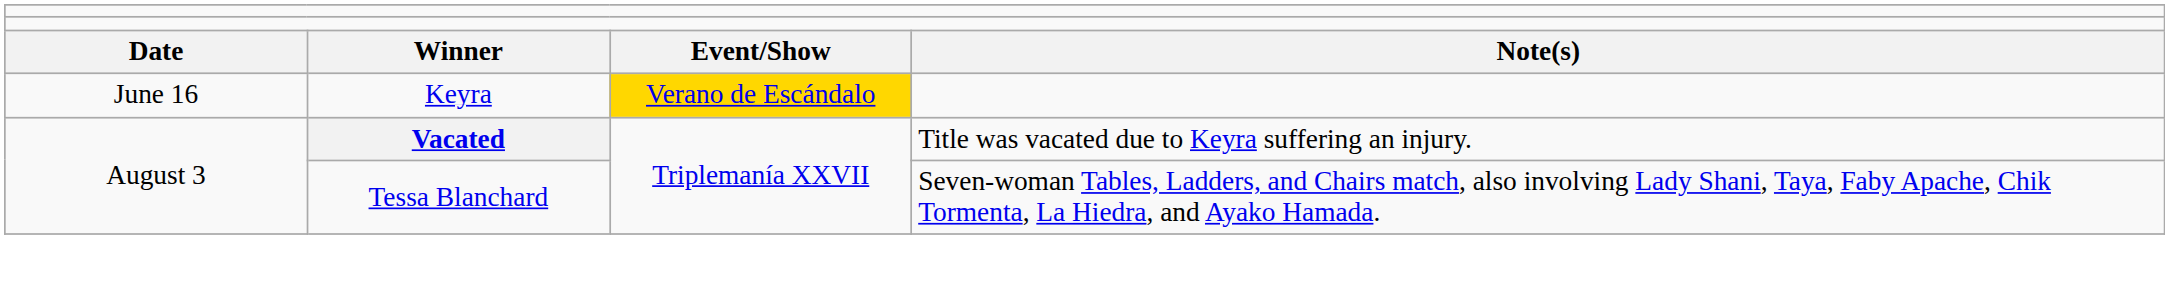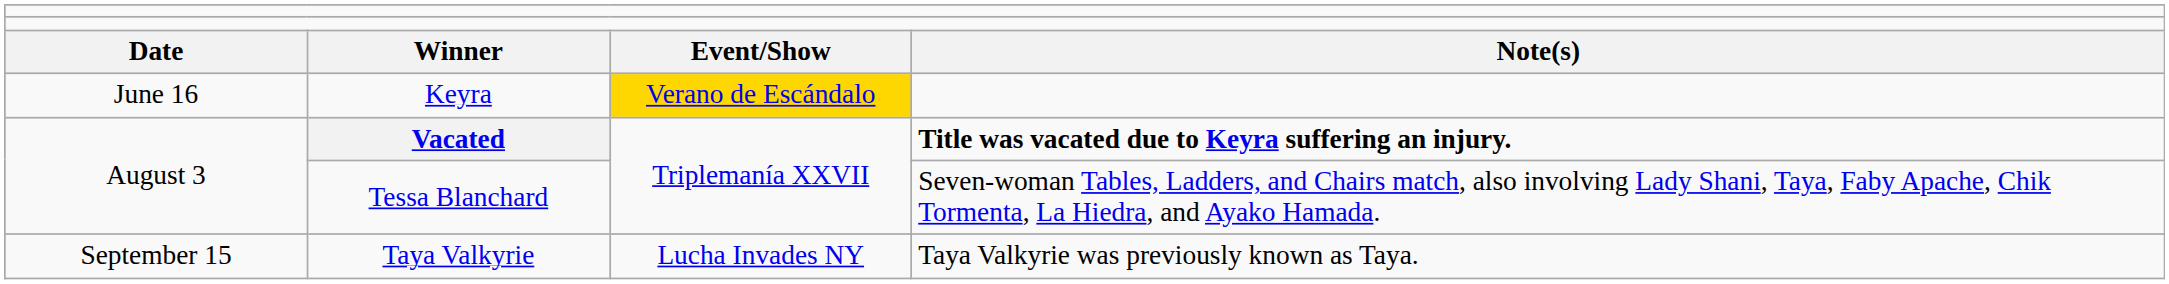(1195, 138) normal -> (1215, 138) bold
+ row: (156, 255)
